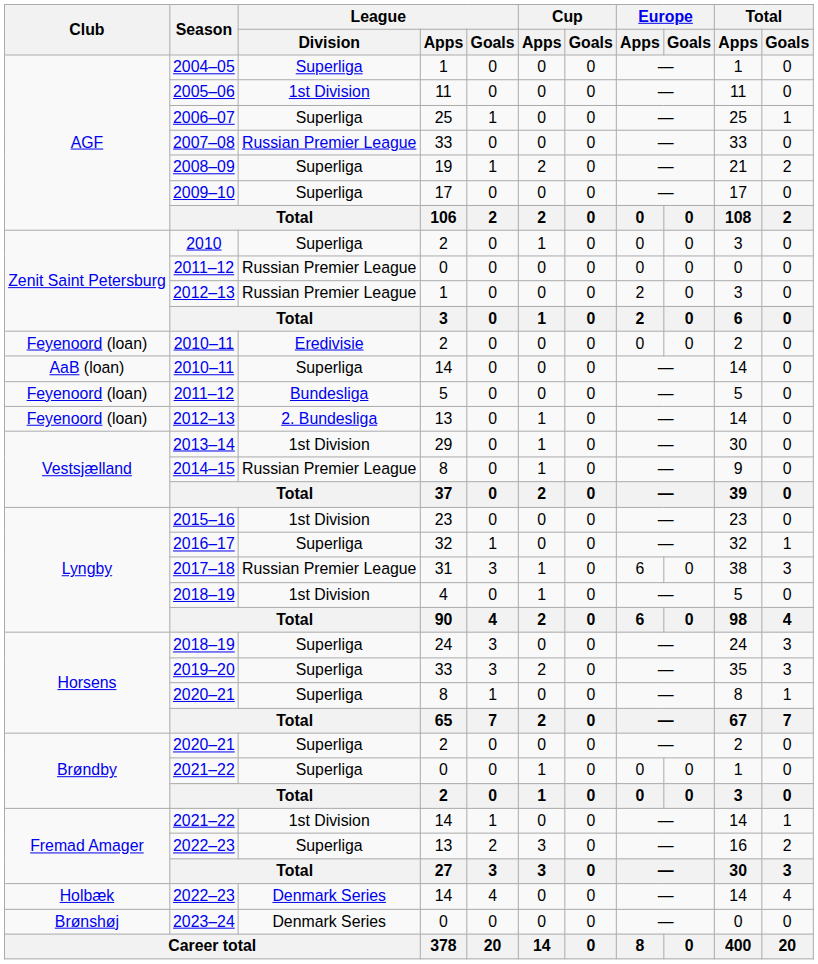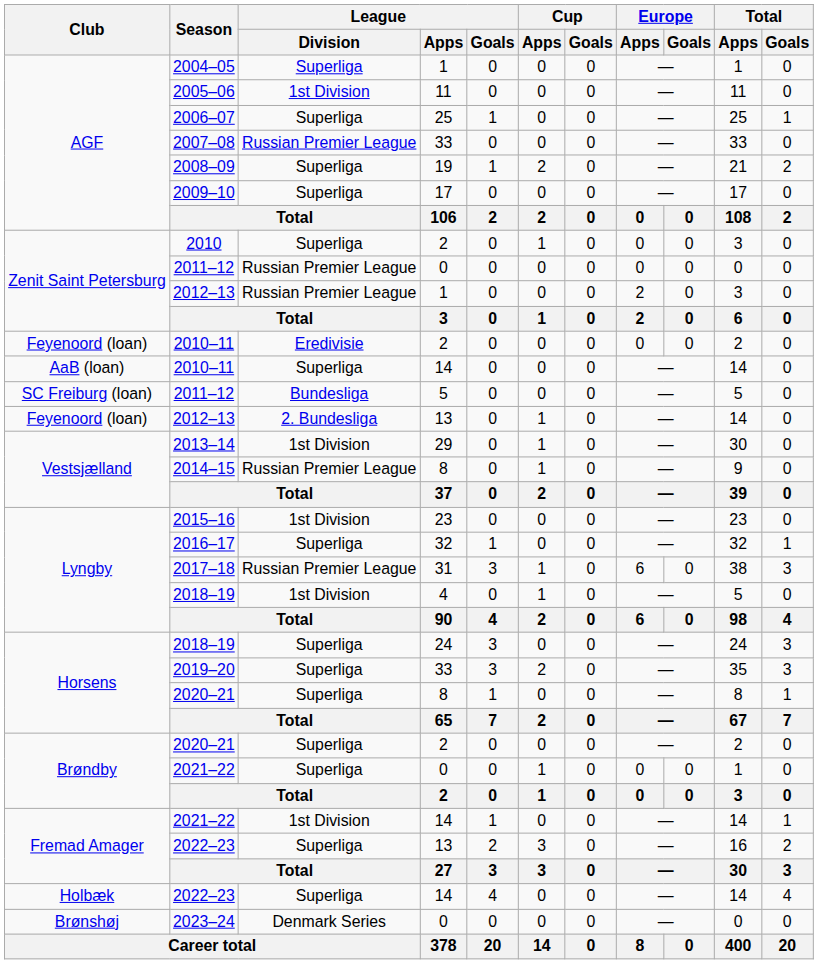(87, 393) Feyenoord (loan) -> (87, 393) SC Freiburg (loan)
(329, 896) Denmark Series -> (329, 896) Superliga
